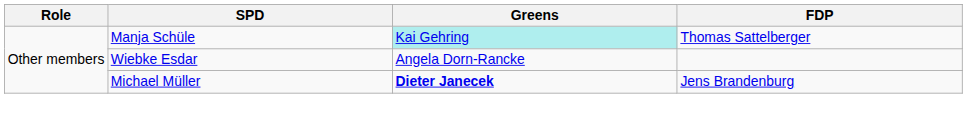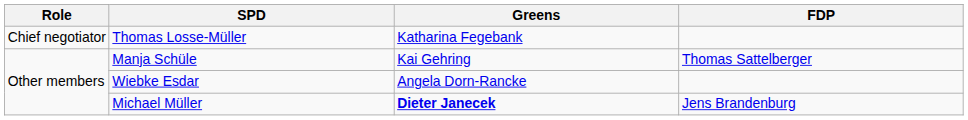+ row: (179, 37)
(432, 37) paleturquoise background -> (434, 59) no background
